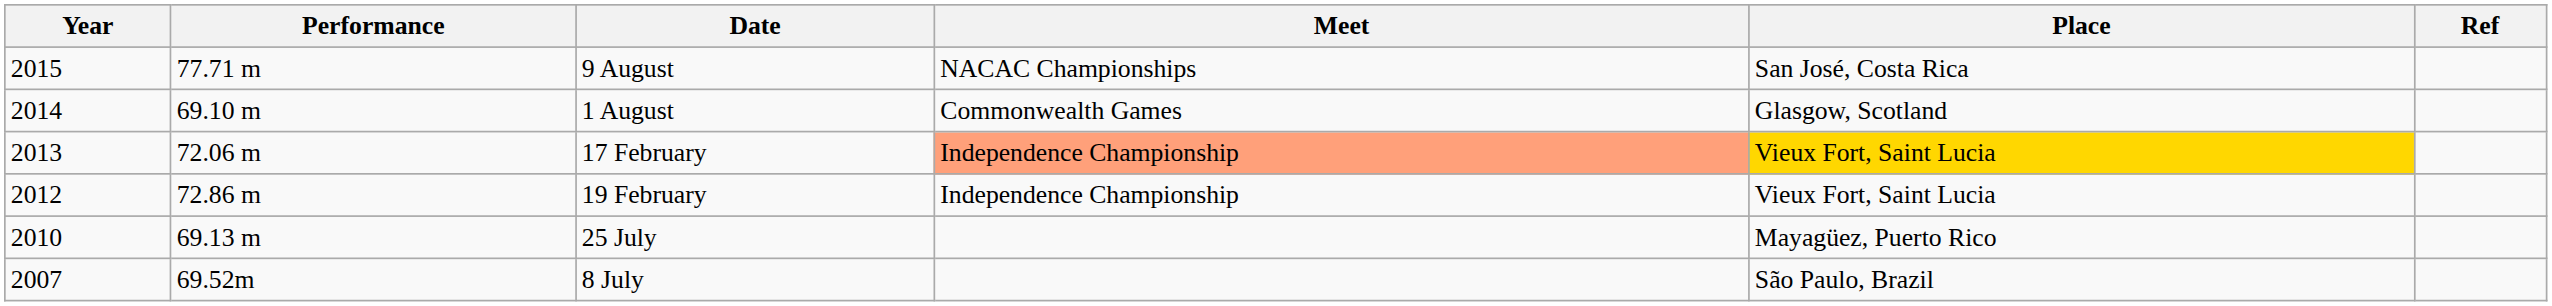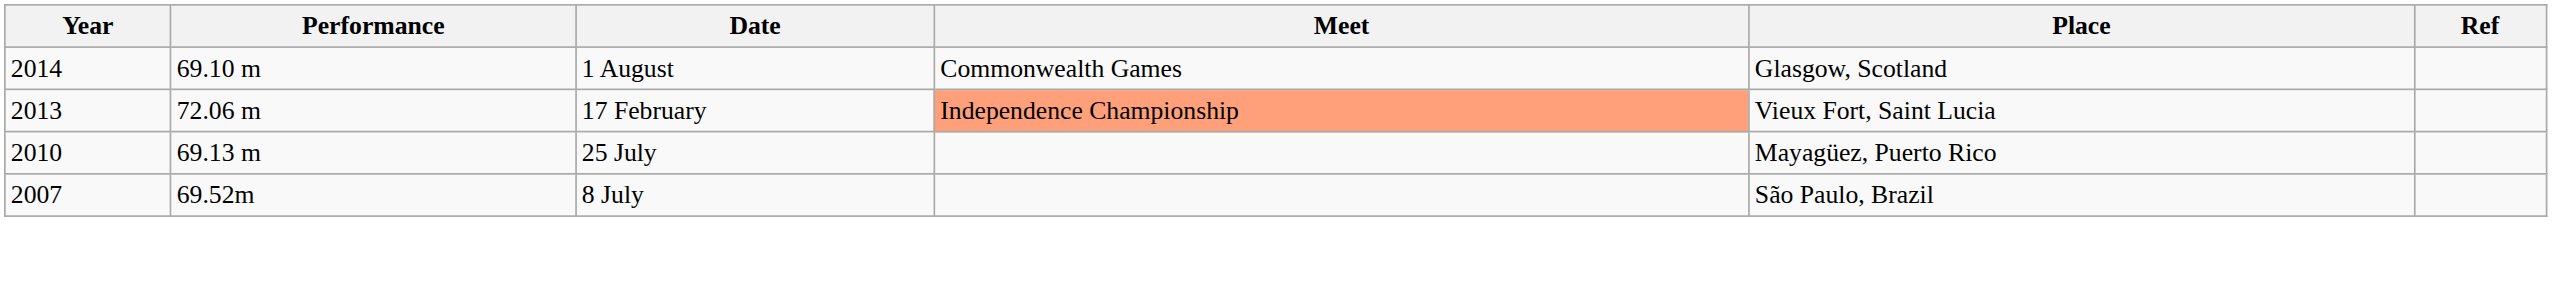- row: (628, 68)
(1875, 152) gold background -> (1875, 110) no background
- row: (644, 195)
